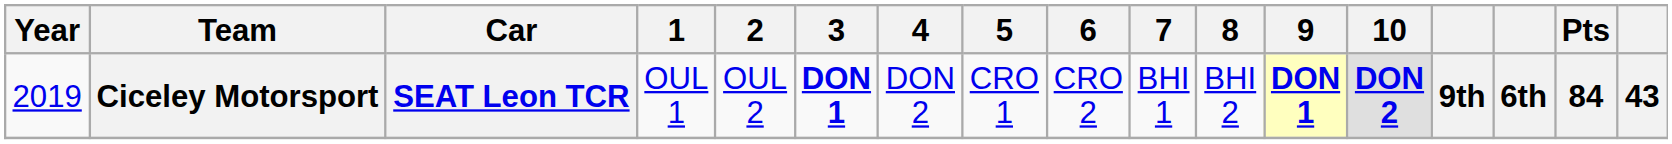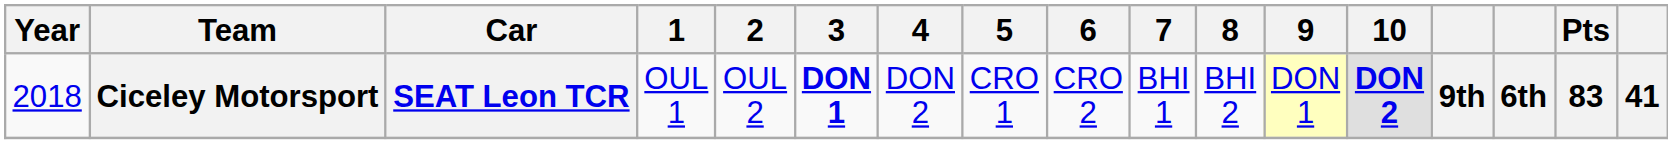(47, 96) 2019 -> (47, 96) 2018
(1306, 96) bold -> (1306, 96) normal
(1586, 96) 84 -> (1586, 96) 83
(1642, 96) 43 -> (1642, 96) 41
